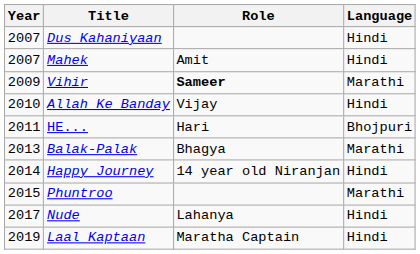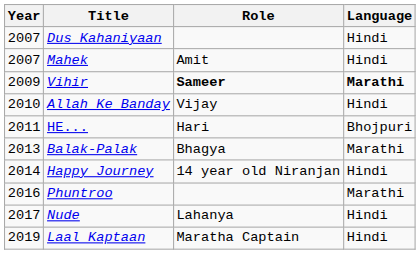(375, 82) normal -> (375, 82) bold
(24, 194) 2015 -> (24, 194) 2016
